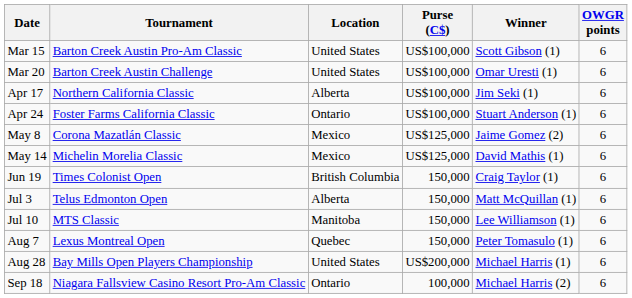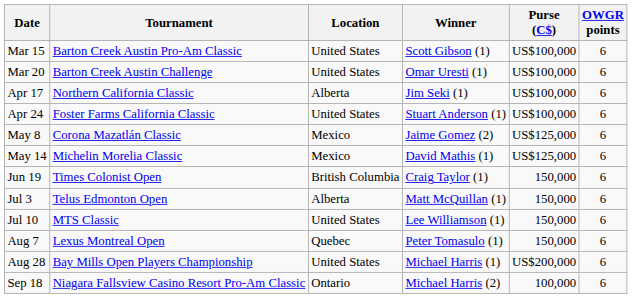columns swapped: (437, 22) <-> (526, 22)
(331, 114) Ontario -> (345, 114) United States
(336, 219) Manitoba -> (345, 219) United States
